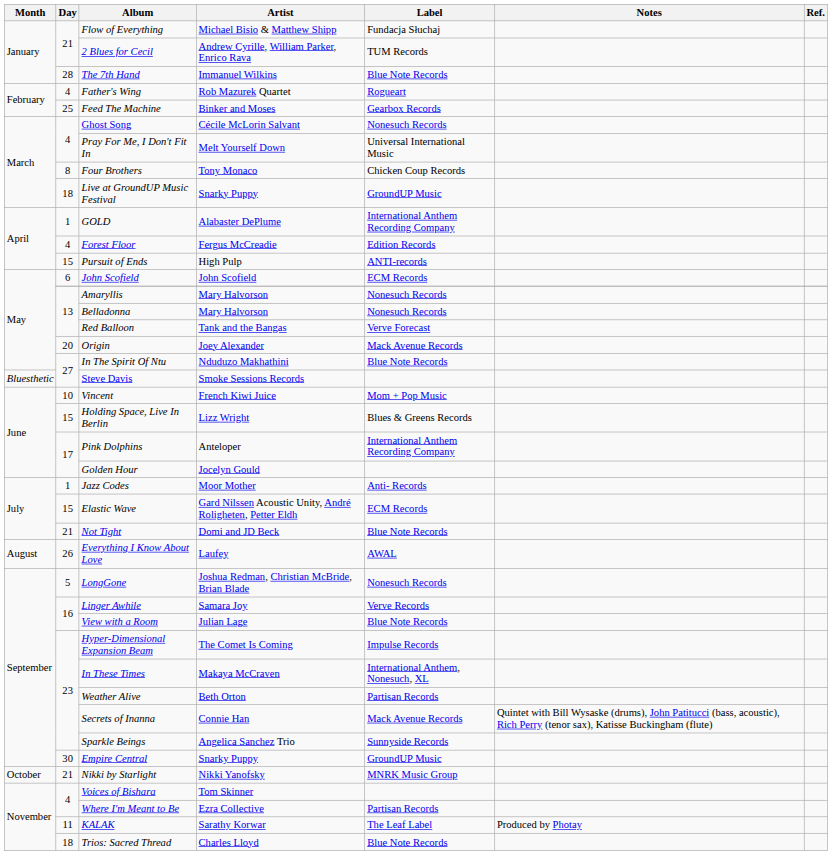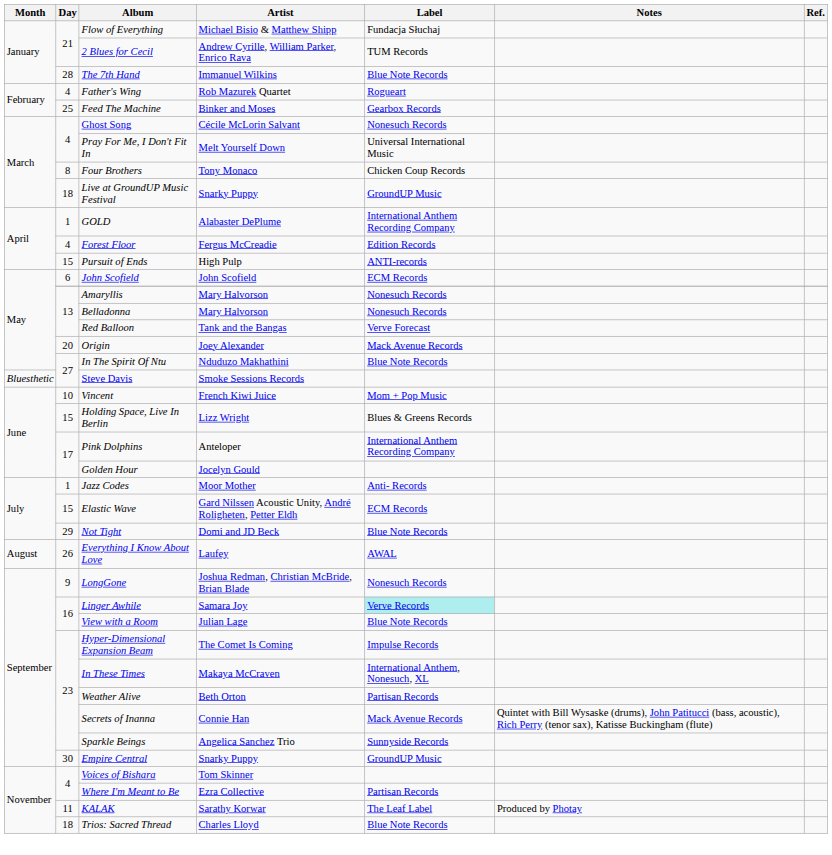(68, 531) 21 -> (68, 531) 29
(68, 582) 5 -> (68, 582) 9
(398, 605) no background -> (398, 605) paleturquoise background
- row: (119, 775)
